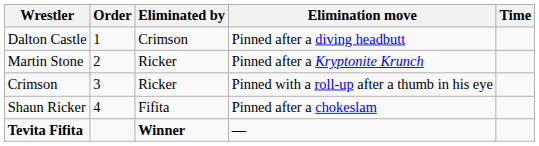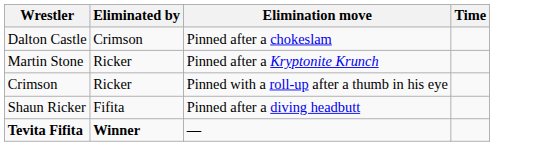- column: (112, 15)
(318, 38) Pinned after a diving headbutt -> (259, 38) Pinned after a chokeslam
(304, 107) Pinned after a chokeslam -> (273, 107) Pinned after a diving headbutt
